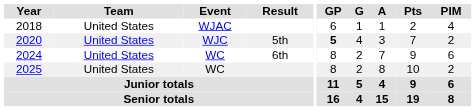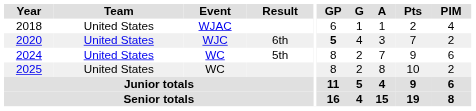(280, 40) 5th -> (280, 40) 6th
(280, 55) 6th -> (280, 55) 5th
